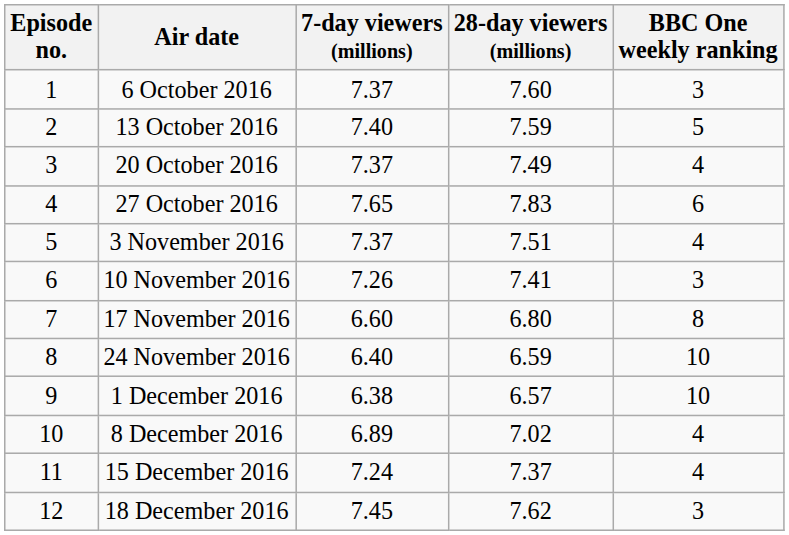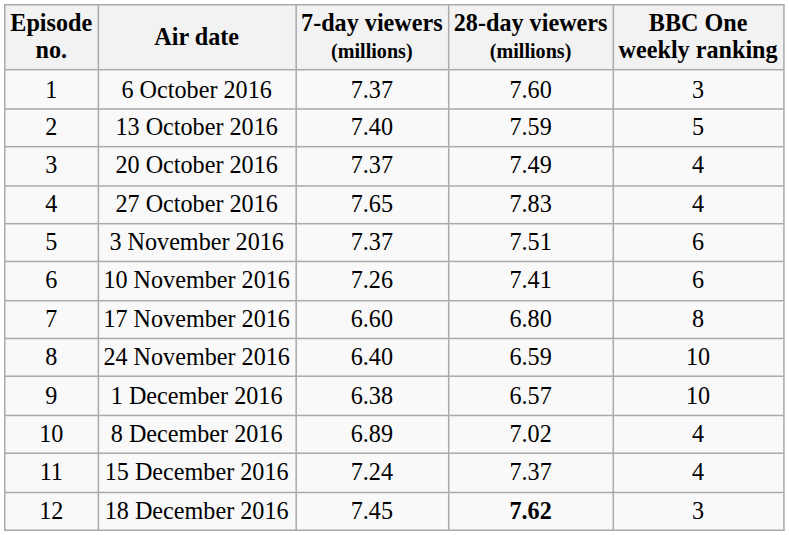(698, 204) 6 -> (698, 204) 4
(698, 242) 4 -> (698, 242) 6
(698, 280) 3 -> (698, 280) 6
(531, 510) normal -> (531, 510) bold
